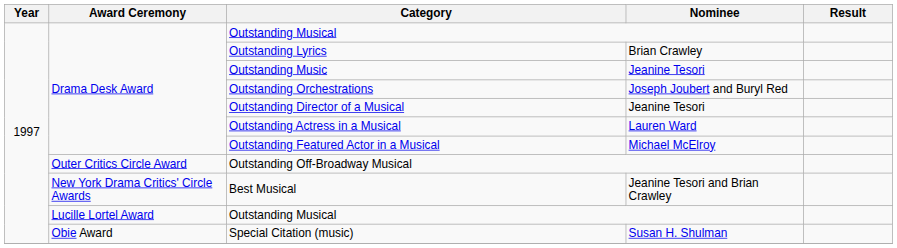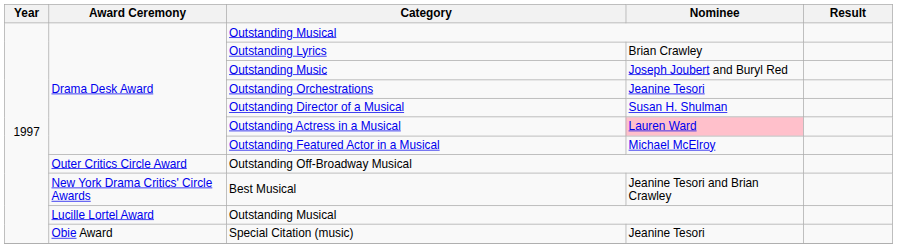(667, 70) Jeanine Tesori -> (708, 70) Joseph Joubert and Buryl Red
(708, 88) Joseph Joubert and Buryl Red -> (667, 88) Jeanine Tesori
(667, 107) Jeanine Tesori -> (678, 107) Susan H. Shulman
(663, 126) no background -> (663, 126) pink background
(678, 233) Susan H. Shulman -> (667, 233) Jeanine Tesori
